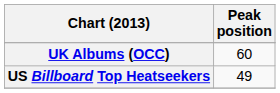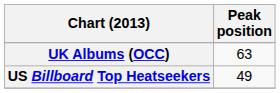(244, 54) 60 -> (244, 54) 63
